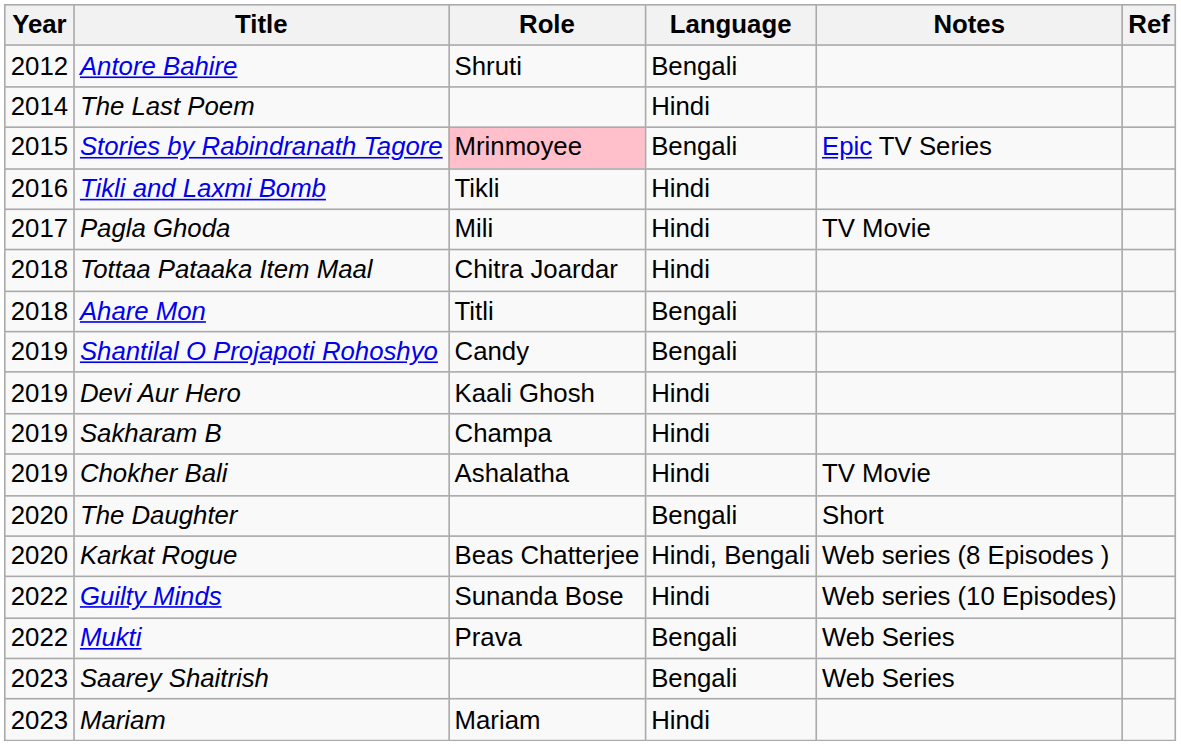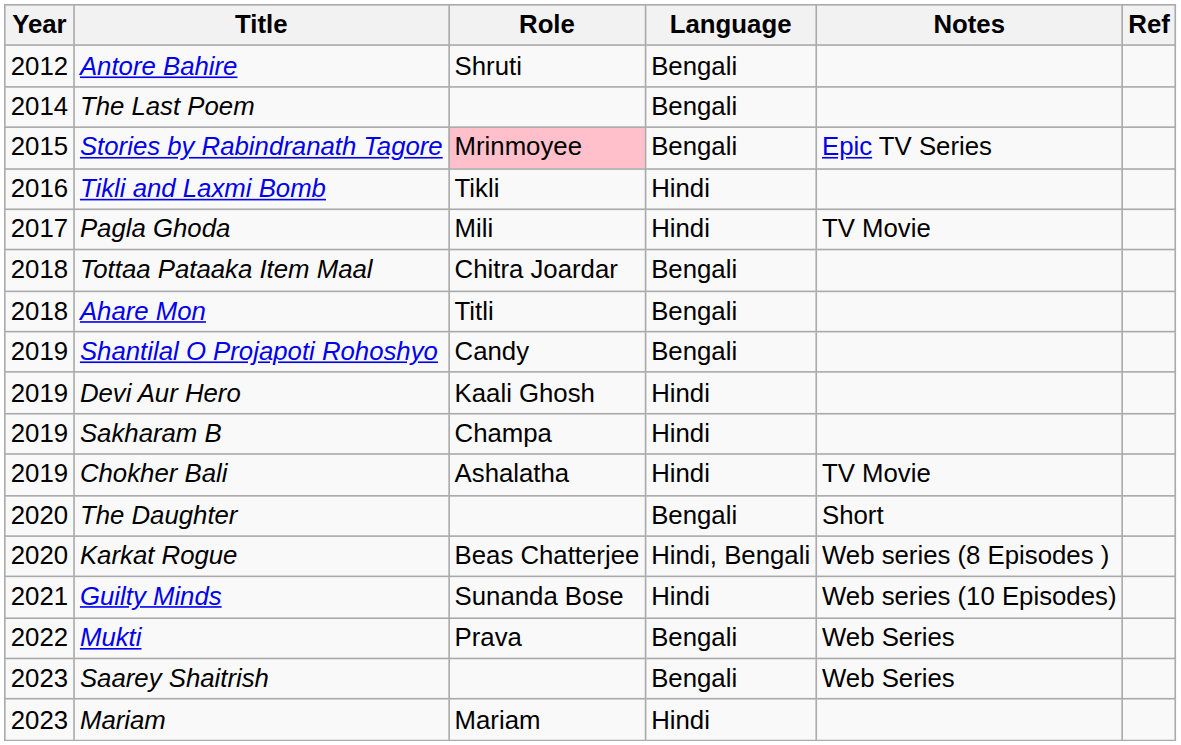(681, 106) Hindi -> (694, 106) Bengali
(681, 270) Hindi -> (694, 270) Bengali
(39, 596) 2022 -> (39, 596) 2021
